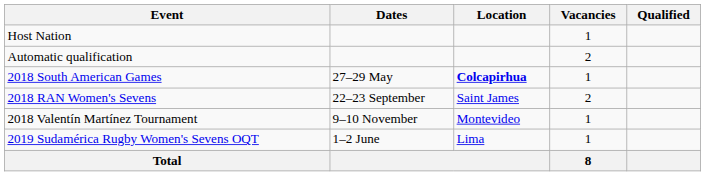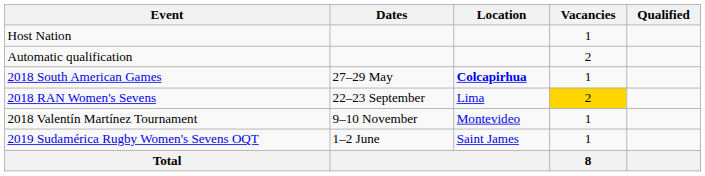(488, 98) Saint James -> (470, 98) Lima
(588, 98) no background -> (588, 98) gold background
(470, 139) Lima -> (488, 139) Saint James
